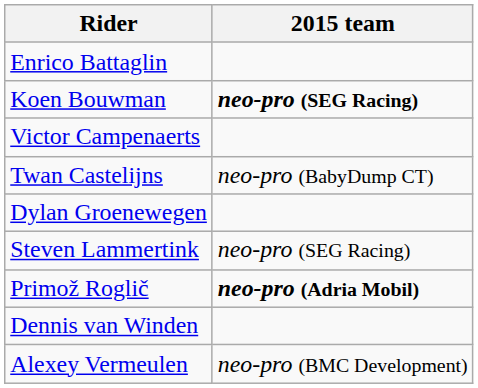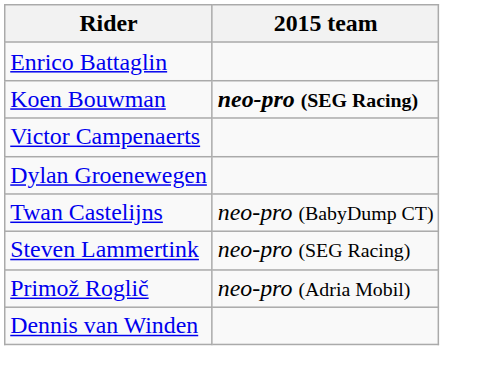rows swapped: (87, 174) <-> (109, 212)
(319, 288) bold -> (314, 288) normal
- row: (99, 363)
